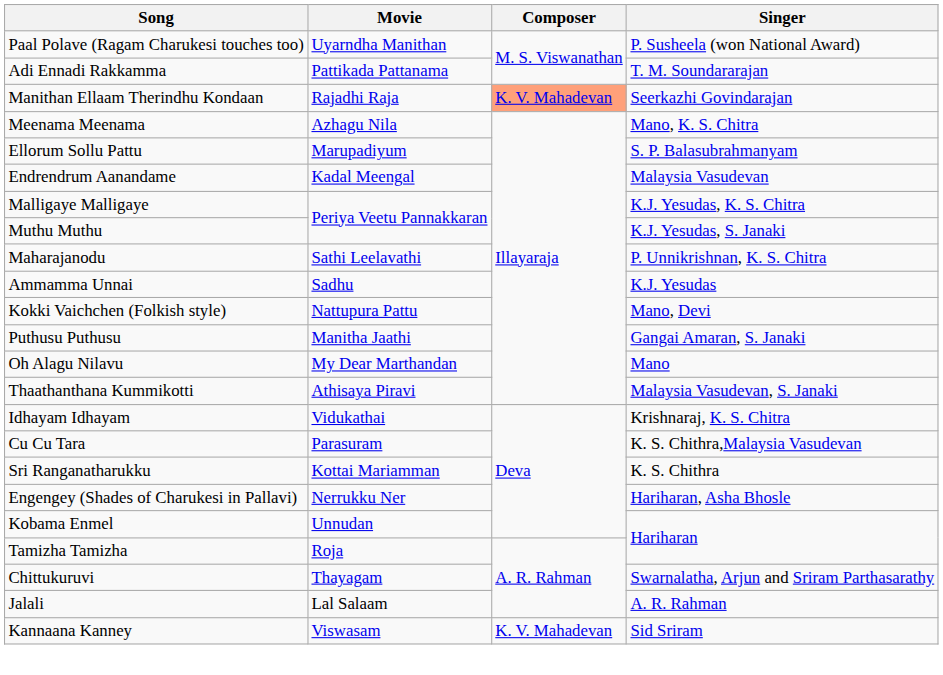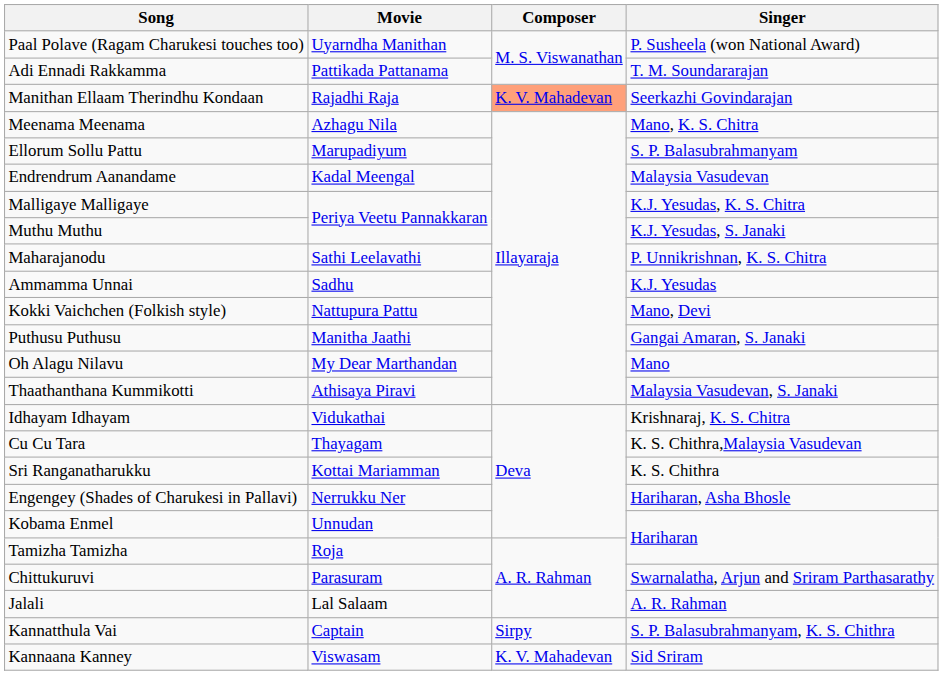(347, 444) Parasuram -> (347, 444) Thayagam
(347, 577) Thayagam -> (347, 577) Parasuram
+ row: (63, 630)
